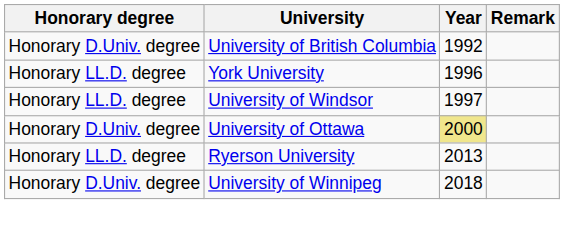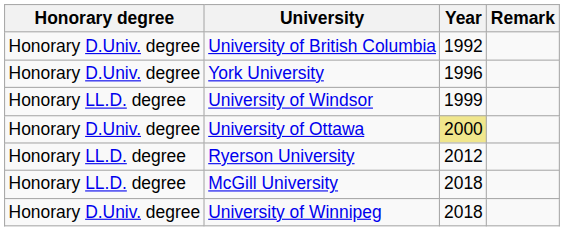(97, 73) Honorary LL.D. degree -> (104, 73) Honorary D.Univ. degree
(463, 101) 1997 -> (463, 101) 1999
(463, 156) 2013 -> (463, 156) 2012
+ row: (273, 184)
